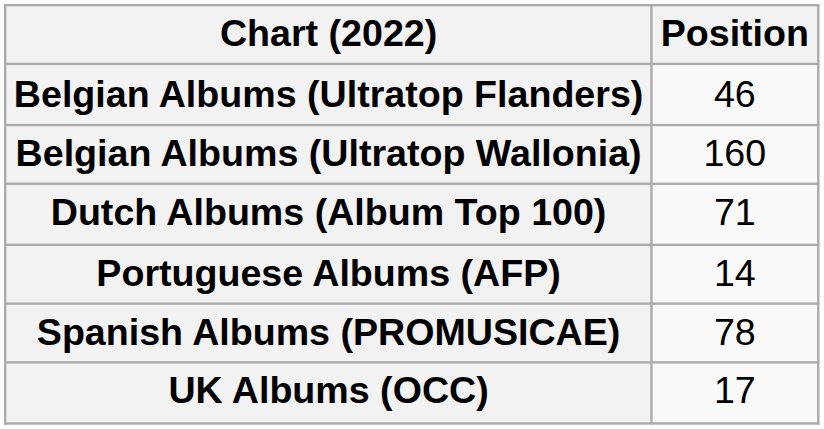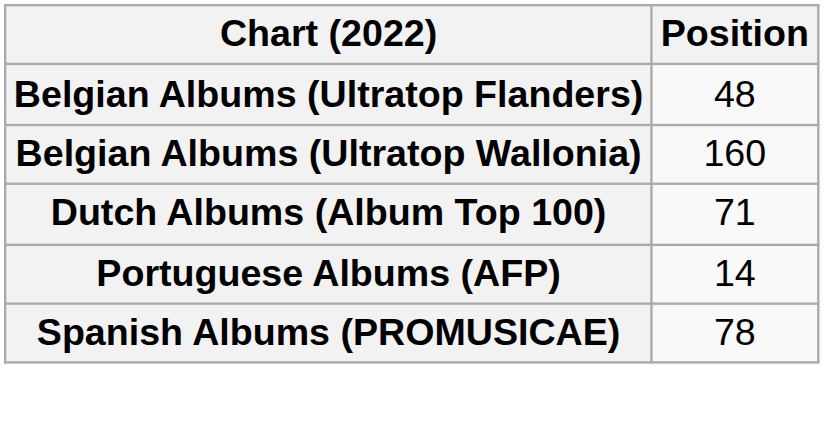(735, 93) 46 -> (735, 93) 48
- row: (329, 392)
